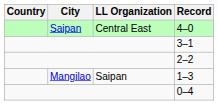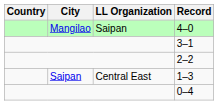(66, 28) Saipan -> (70, 28) Mangilao
(123, 28) Central East -> (111, 28) Saipan
(70, 76) Mangilao -> (66, 76) Saipan
(111, 76) Saipan -> (123, 76) Central East
